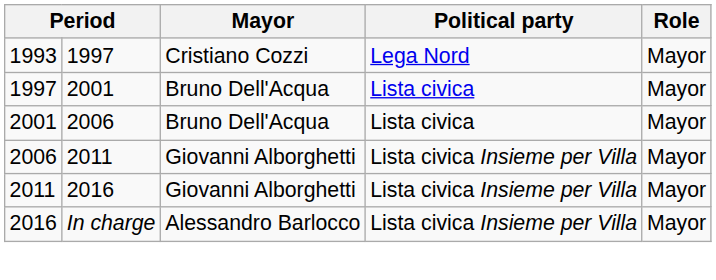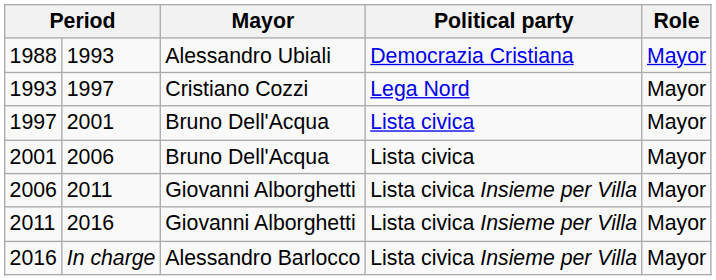+ row: (33, 55)
